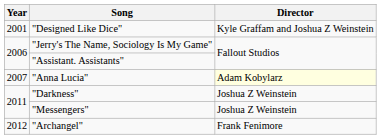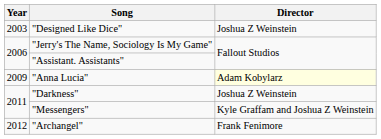(17, 28) 2001 -> (17, 28) 2003
(295, 28) Kyle Graffam and Joshua Z Weinstein -> (257, 28) Joshua Z Weinstein
(17, 77) 2007 -> (17, 77) 2009
(257, 110) Joshua Z Weinstein -> (295, 110) Kyle Graffam and Joshua Z Weinstein
